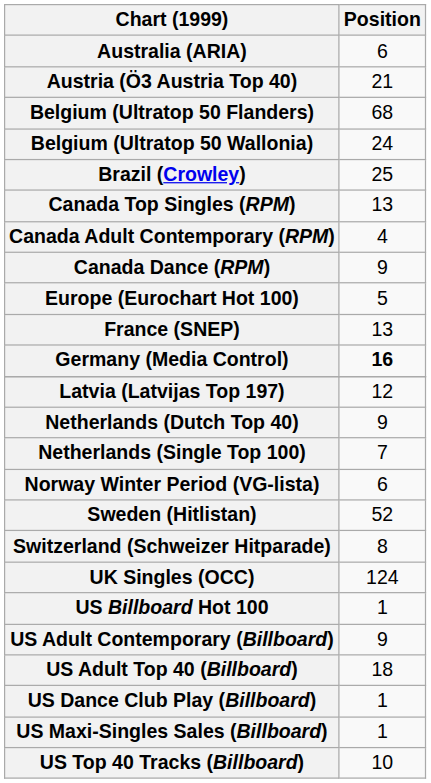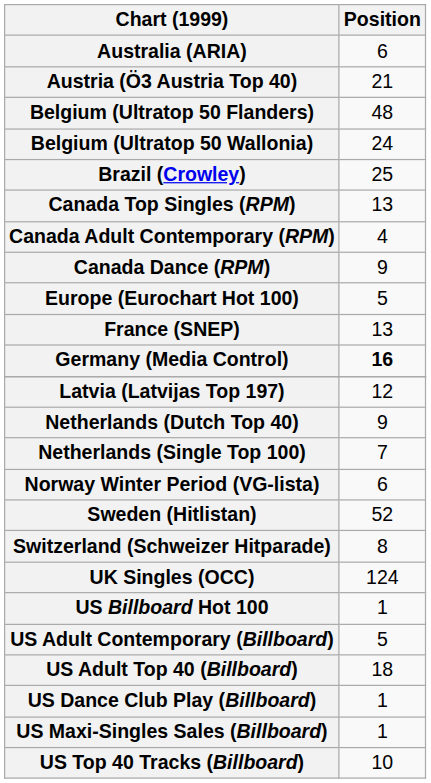(382, 112) 68 -> (382, 112) 48
(382, 639) 9 -> (382, 639) 5
